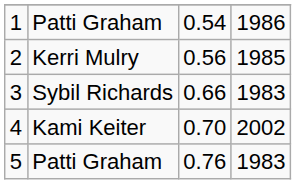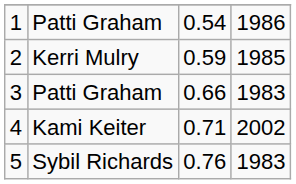(205, 57) 0.56 -> (205, 57) 0.59
(103, 92) Sybil Richards -> (97, 92) Patti Graham
(205, 127) 0.70 -> (205, 127) 0.71
(97, 162) Patti Graham -> (103, 162) Sybil Richards
